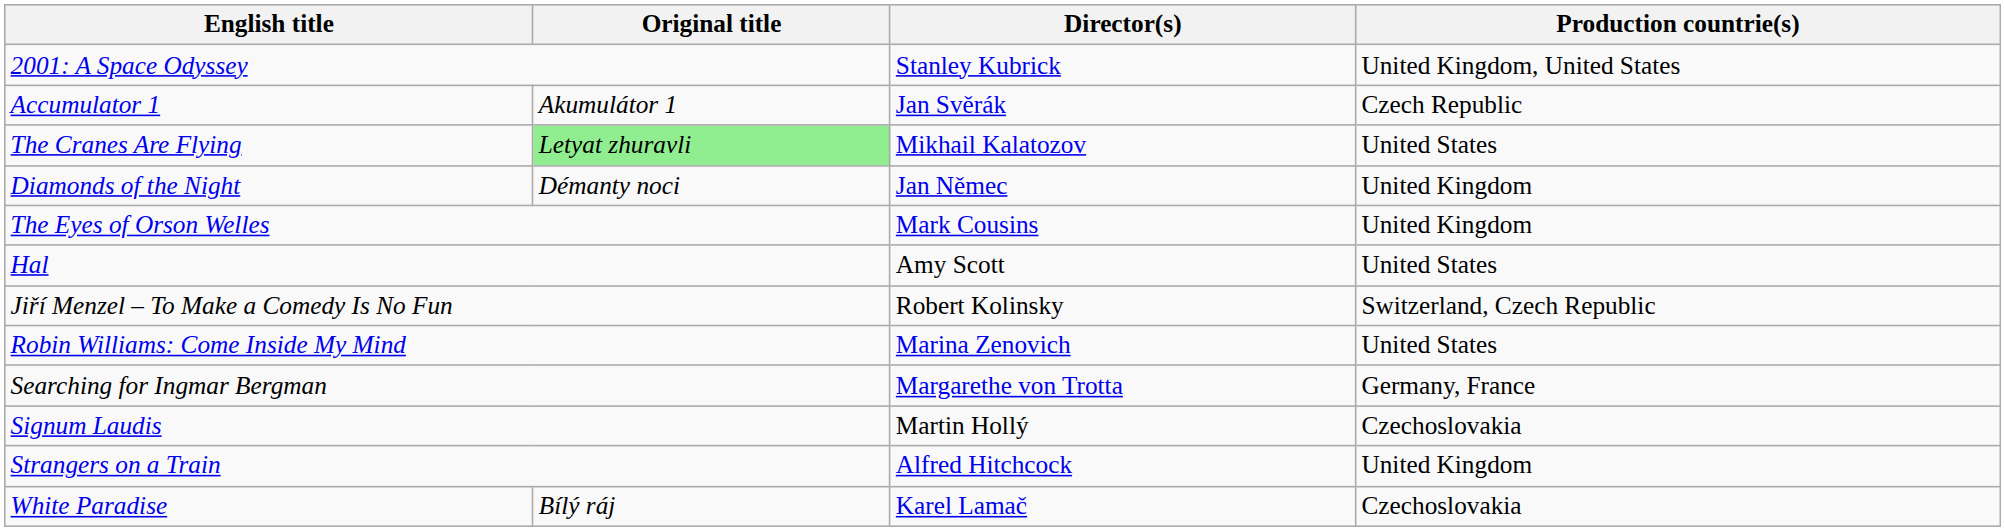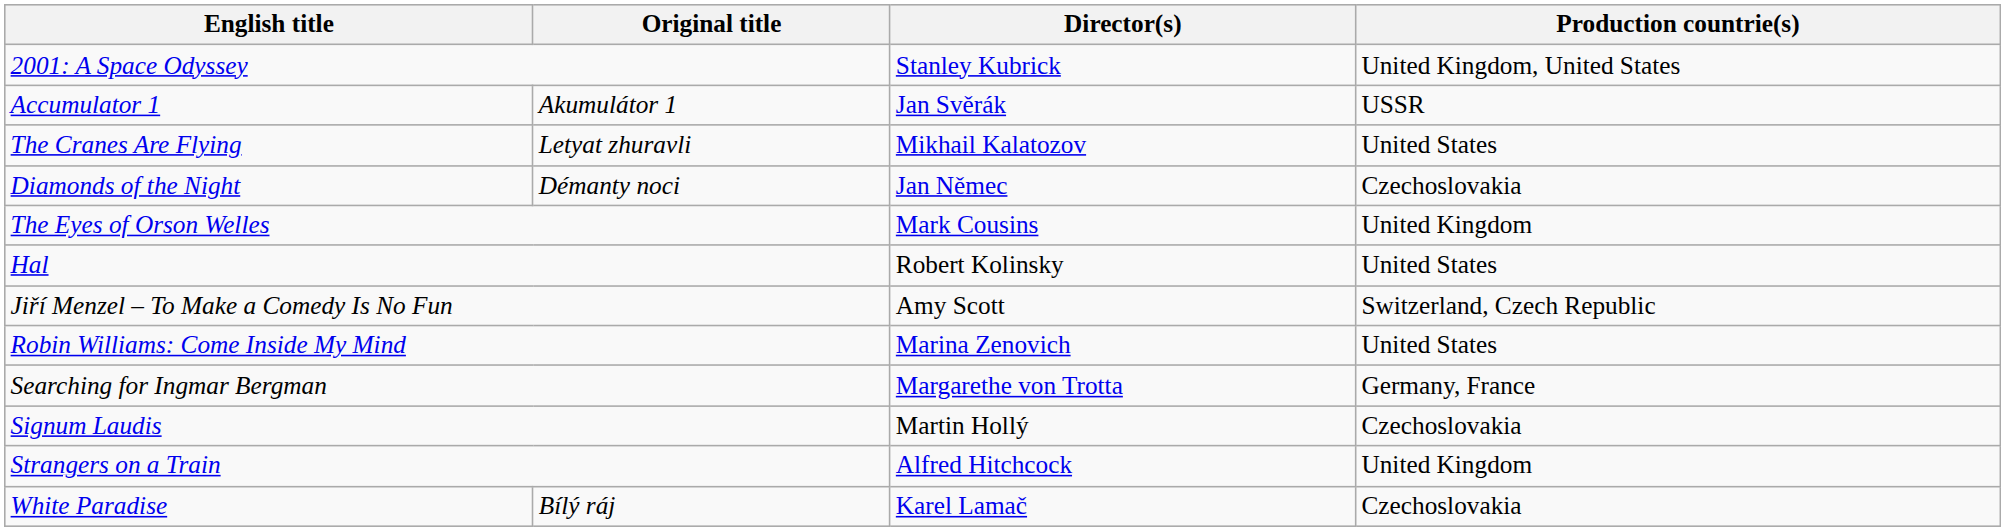(1442, 104) Czech Republic -> (1393, 104) USSR
(615, 144) lightgreen background -> (615, 144) no background
(1447, 184) United Kingdom -> (1441, 184) Czechoslovakia
(950, 265) Amy Scott -> (980, 265) Robert Kolinsky
(980, 305) Robert Kolinsky -> (950, 305) Amy Scott
